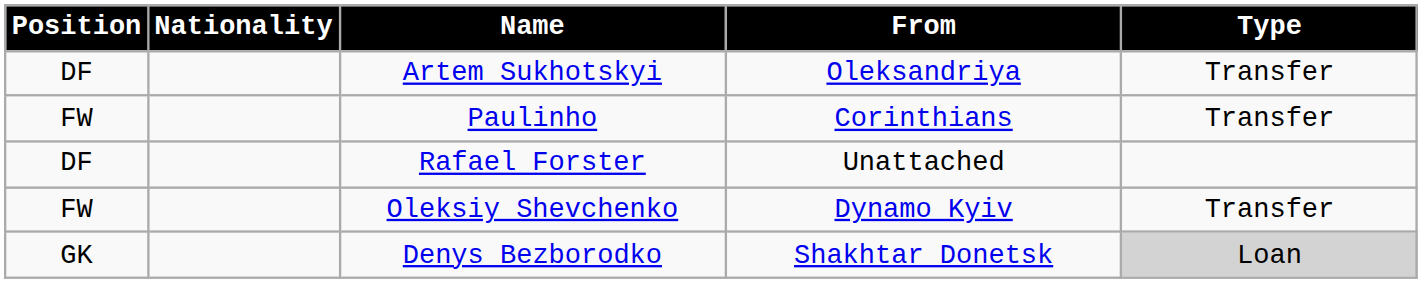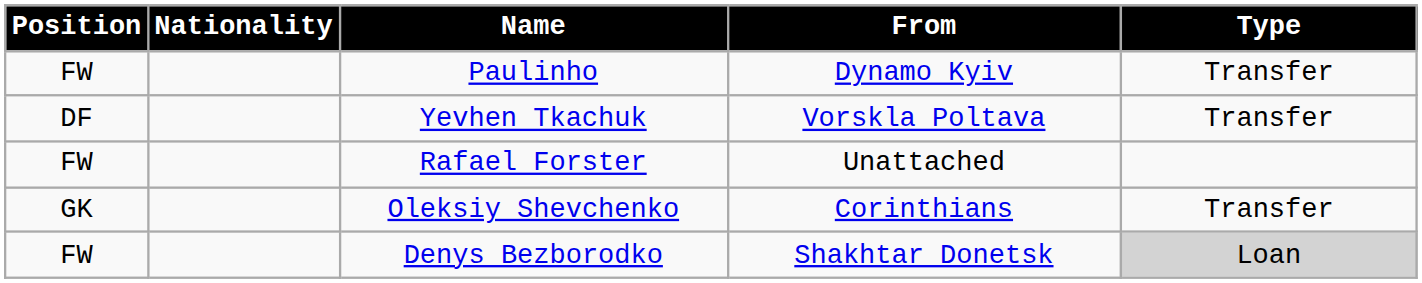- row: (532, 73)
(924, 118) Corinthians -> (924, 73) Dynamo Kyiv
+ row: (533, 118)
(76, 164) DF -> (76, 164) FW
(76, 209) FW -> (76, 209) GK
(924, 209) Dynamo Kyiv -> (924, 209) Corinthians
(76, 255) GK -> (76, 255) FW
